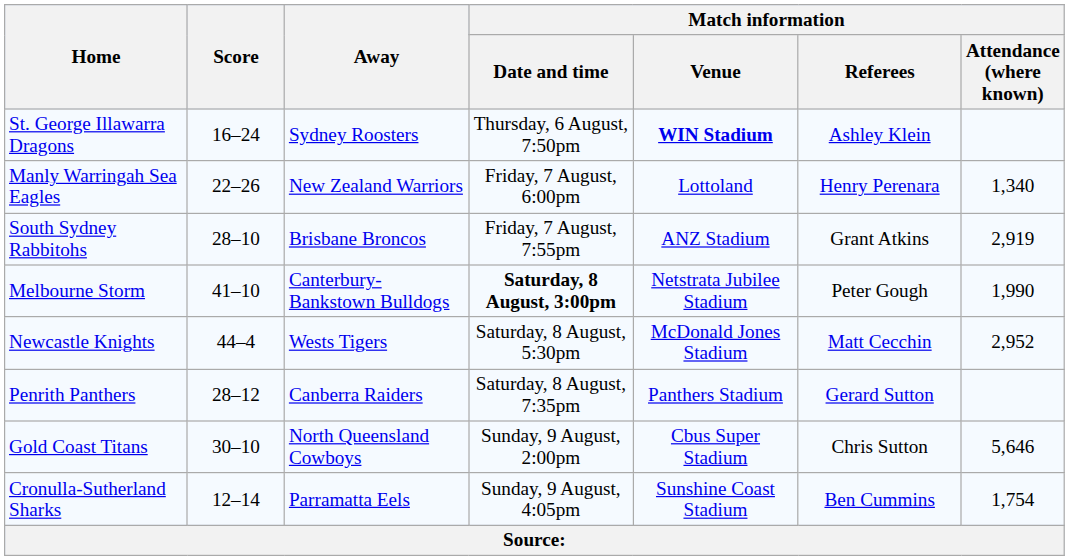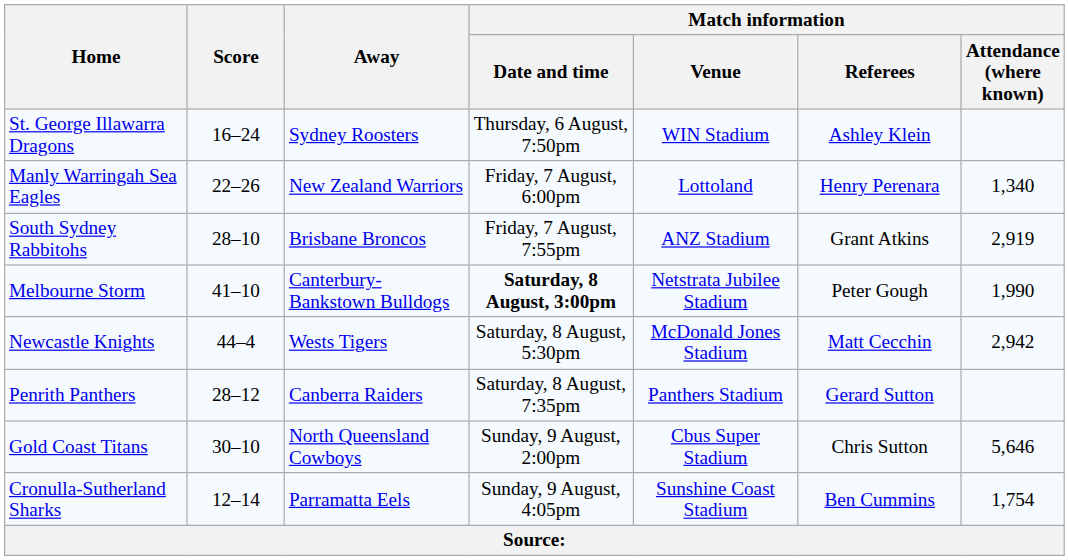(715, 134) bold -> (715, 134) normal
(1013, 342) 2,952 -> (1013, 342) 2,942
